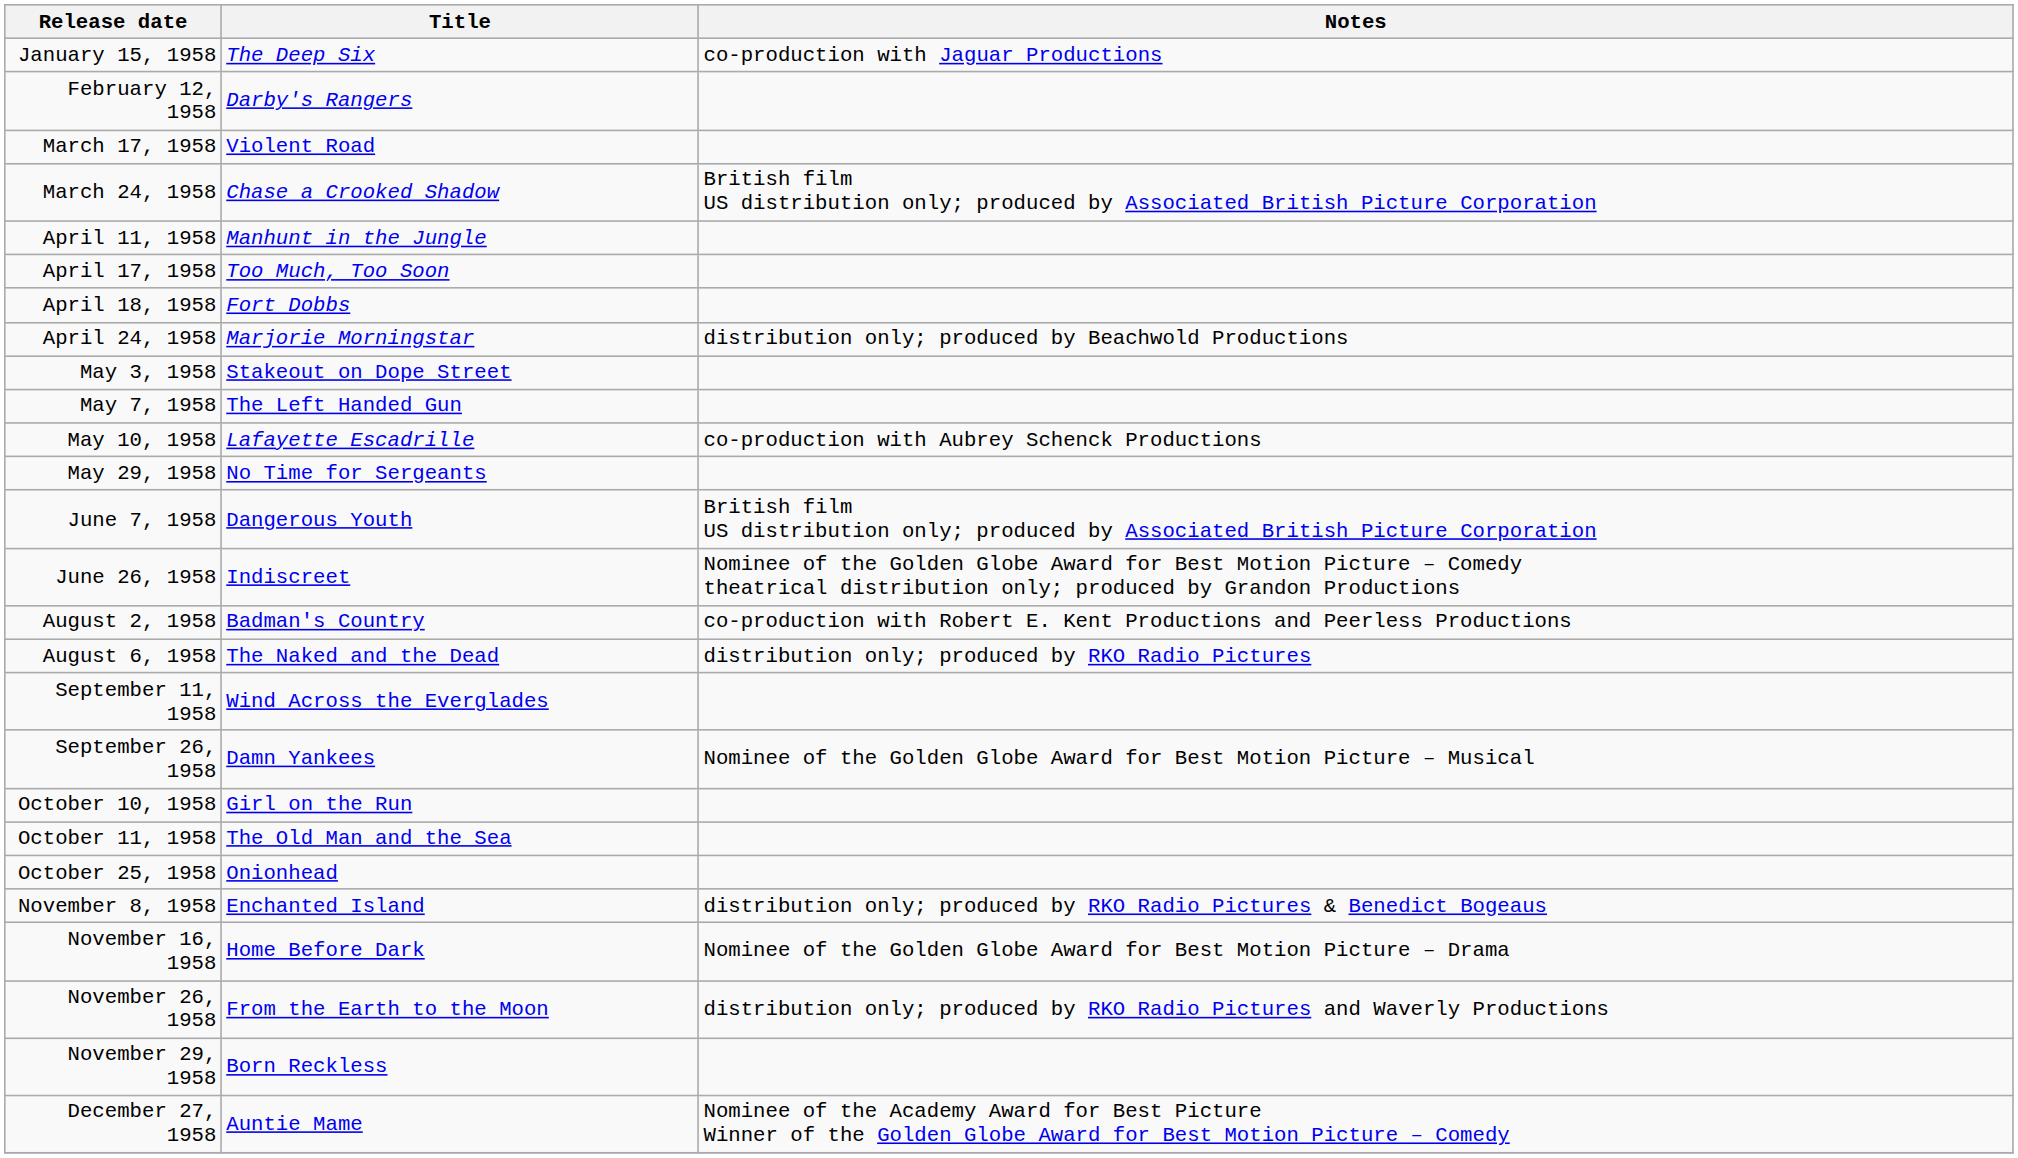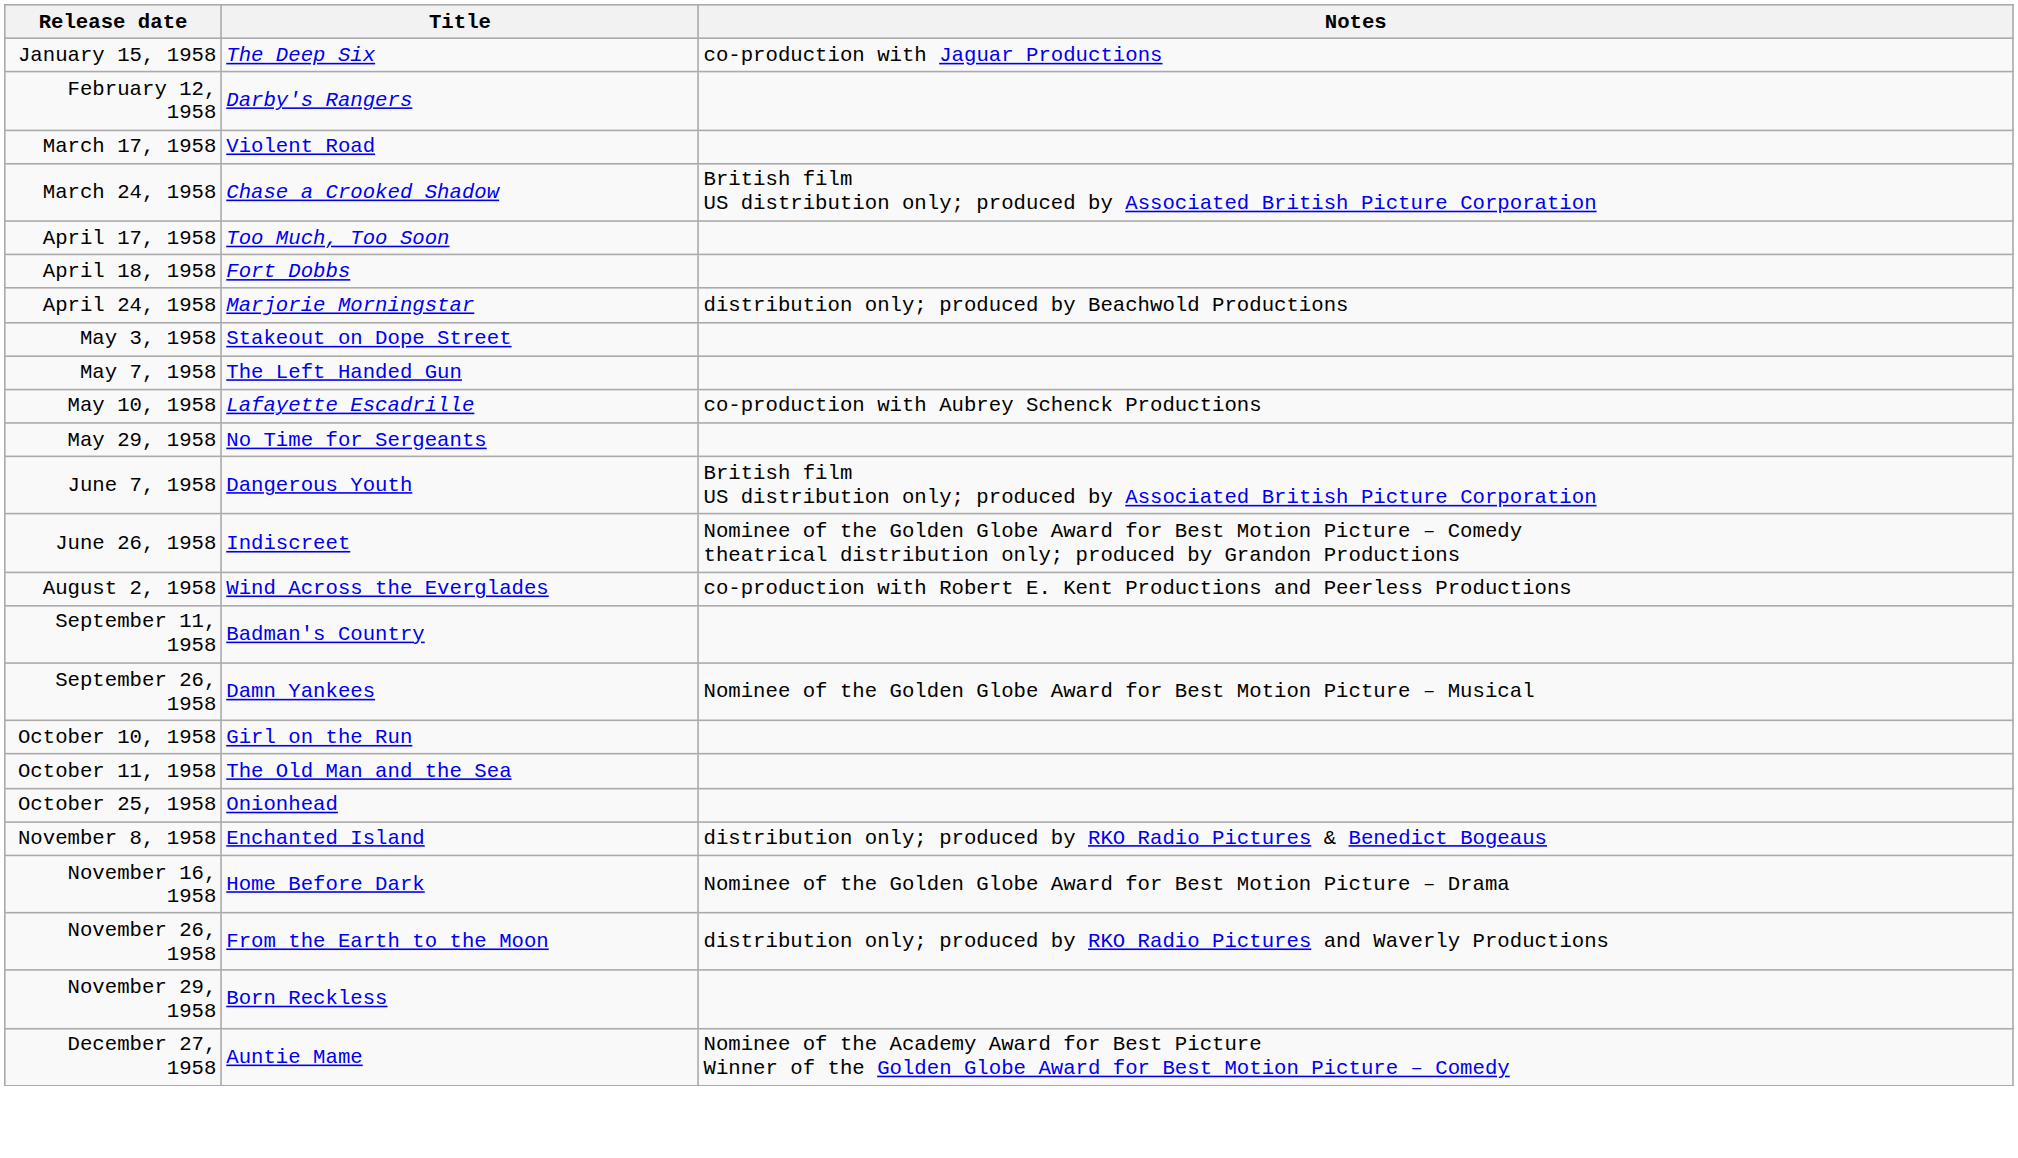- row: (130, 238)
(325, 622) Badman's Country -> (388, 589) Wind Across the Everglades
- row: (130, 656)
(388, 702) Wind Across the Everglades -> (325, 634) Badman's Country
